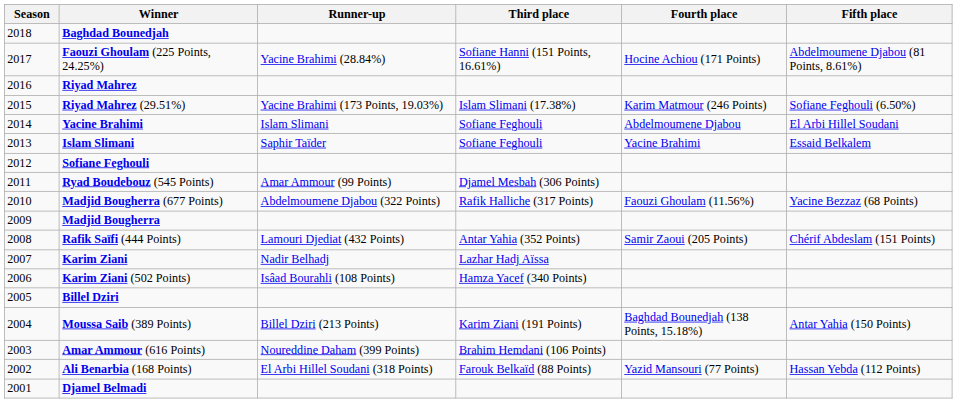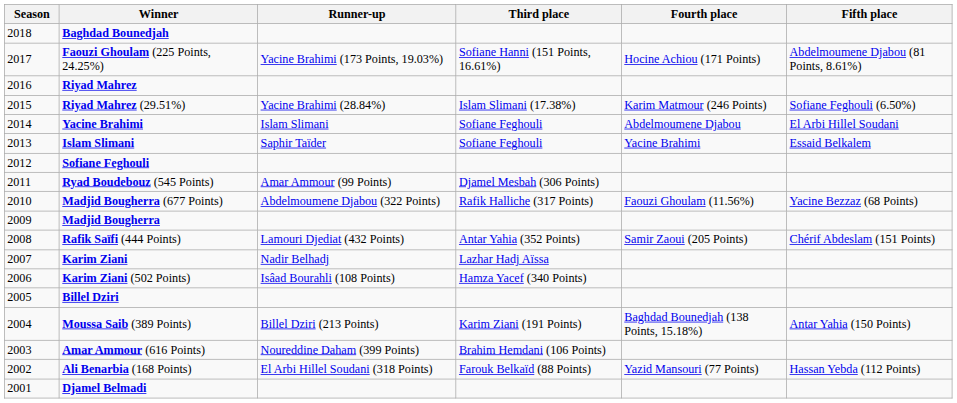(323, 59) Yacine Brahimi (28.84%) -> (352, 59) Yacine Brahimi (173 Points, 19.03%)
(352, 104) Yacine Brahimi (173 Points, 19.03%) -> (323, 104) Yacine Brahimi (28.84%)
